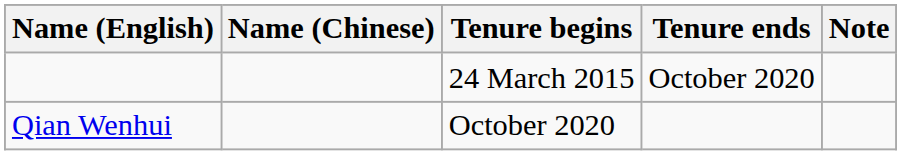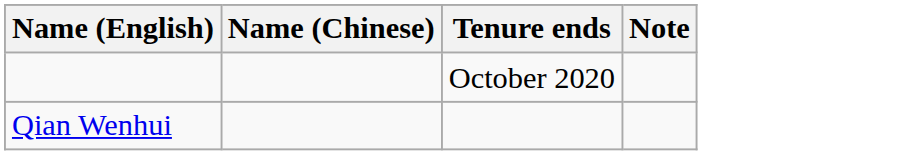- column: (542, 28)
